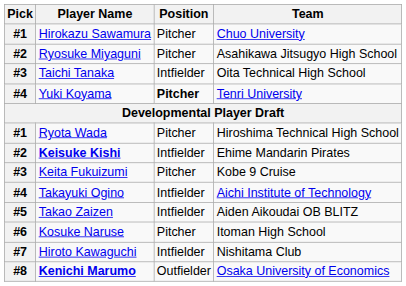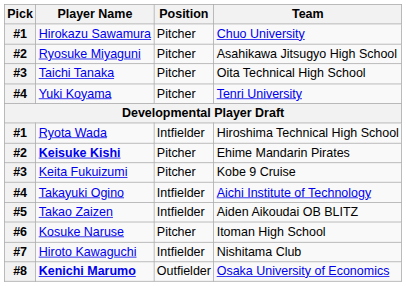(181, 73) Intfielder -> (176, 73) Pitcher
(178, 93) bold -> (176, 93) normal
(176, 133) Pitcher -> (181, 133) Intfielder
(181, 152) Intfielder -> (176, 152) Pitcher
